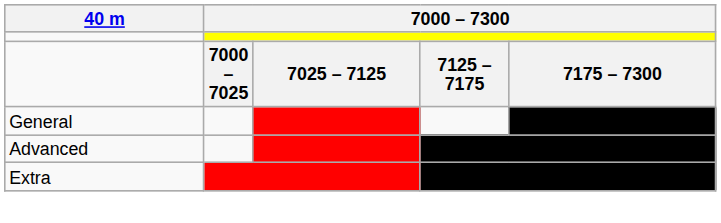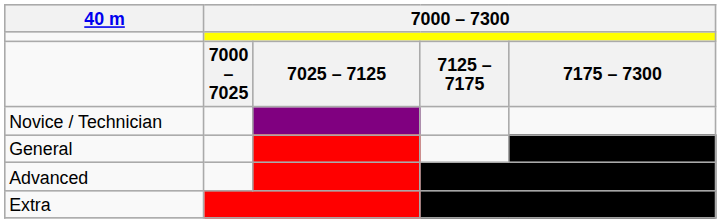+ row: (86, 121)
